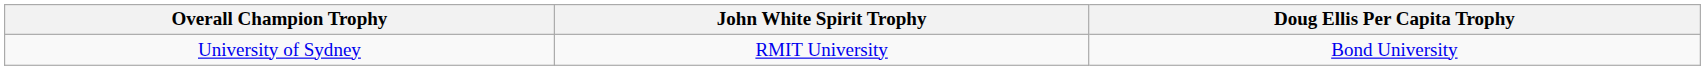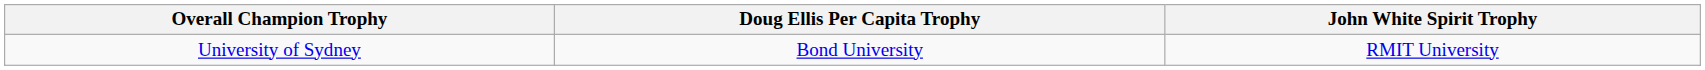columns swapped: (1394, 19) <-> (822, 19)
